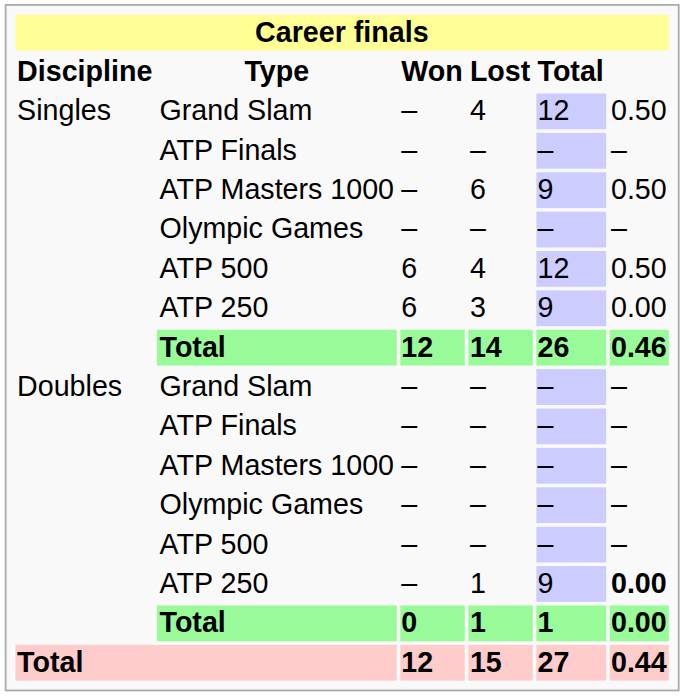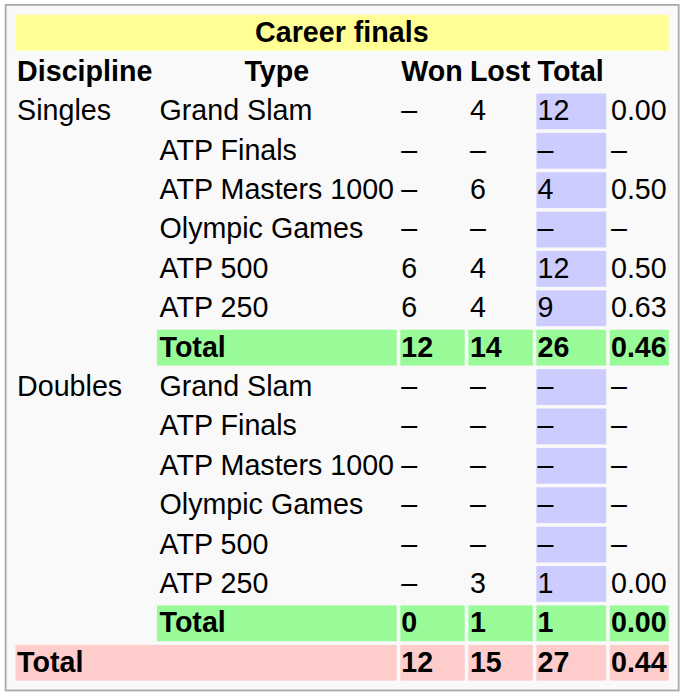(639, 111) 0.50 -> (639, 111) 0.00
(545, 190) 9 -> (545, 190) 4
(478, 308) 3 -> (478, 308) 4
(639, 308) 0.00 -> (639, 308) 0.63
(478, 583) 1 -> (478, 583) 3
(545, 583) 9 -> (545, 583) 1
(639, 583) bold -> (639, 583) normal
